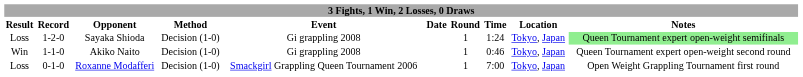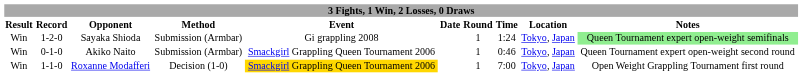(20, 38) Loss -> (19, 38) Win
(190, 38) Decision (1-0) -> (198, 38) Submission (Armbar)
(53, 52) 1-1-0 -> (52, 52) 0-1-0
(190, 52) Decision (1-0) -> (198, 52) Submission (Armbar)
(324, 52) Gi grappling 2008 -> (342, 52) Smackgirl Grappling Queen Tournament 2006
(20, 66) Loss -> (19, 66) Win
(53, 66) 0-1-0 -> (52, 66) 1-1-0
(324, 66) no background -> (342, 66) gold background
